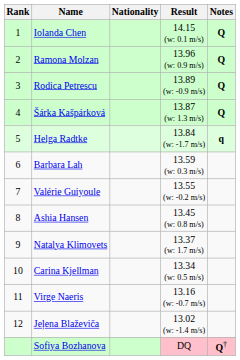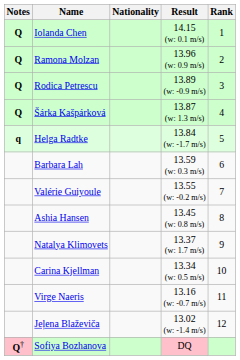columns swapped: (18, 12) <-> (221, 12)
